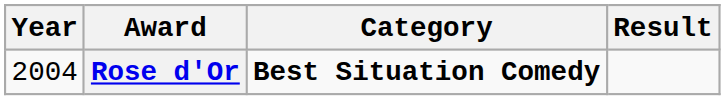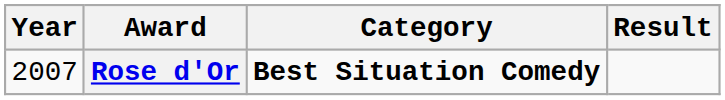(45, 72) 2004 -> (45, 72) 2007
